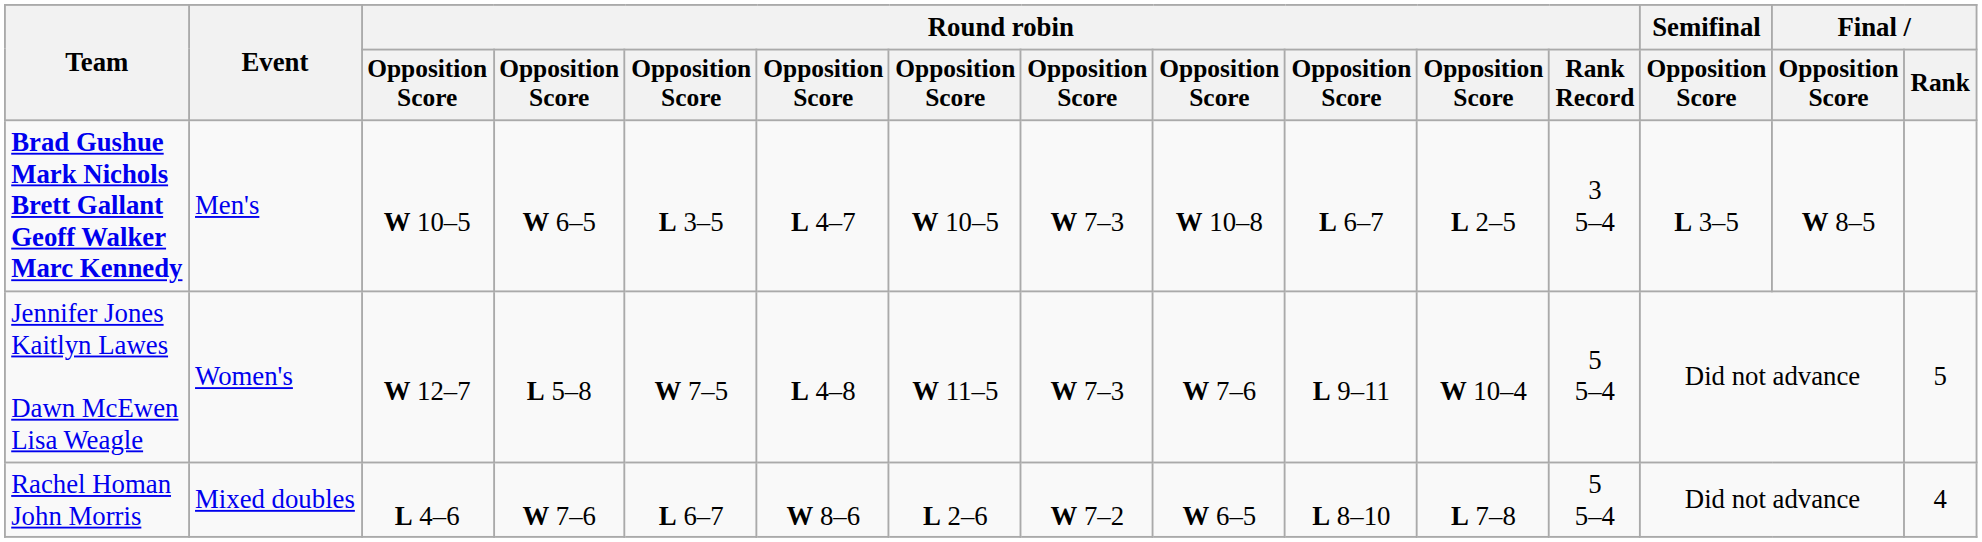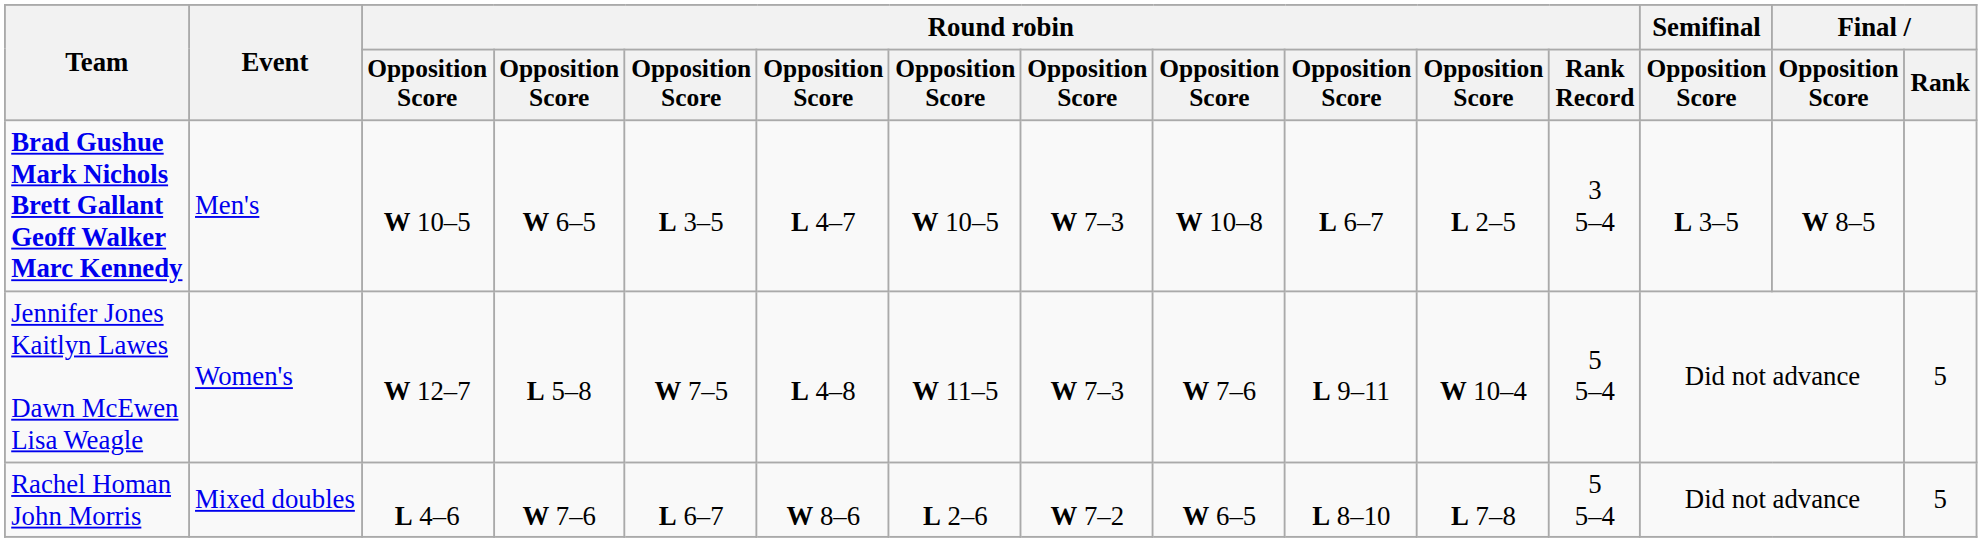(1940, 499) 4 -> (1940, 499) 5
